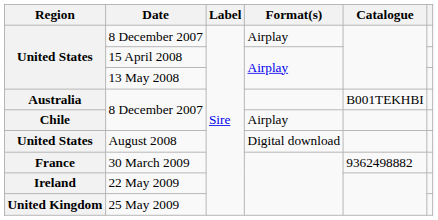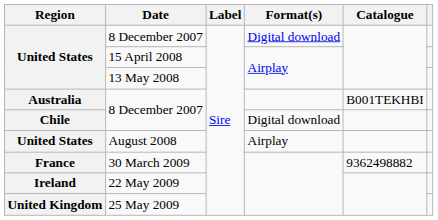(268, 36) Airplay -> (294, 36) Digital download
(268, 120) Airplay -> (294, 120) Digital download
(294, 141) Digital download -> (268, 141) Airplay
